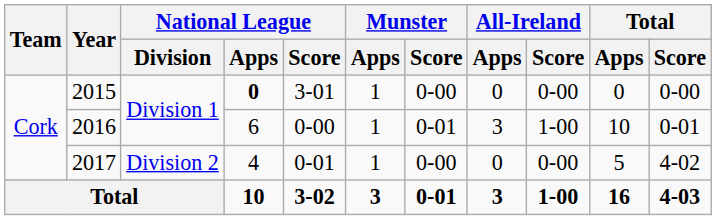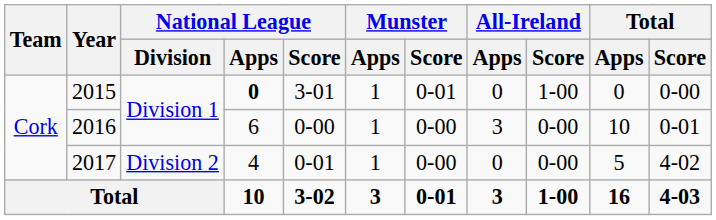(436, 92) 0-00 -> (436, 92) 0-01
(558, 92) 0-00 -> (558, 92) 1-00
(436, 127) 0-01 -> (436, 127) 0-00
(558, 127) 1-00 -> (558, 127) 0-00
